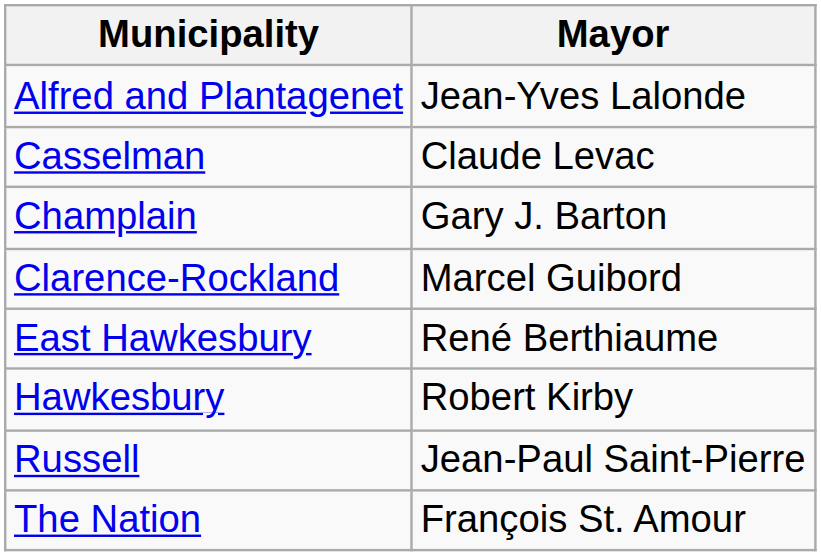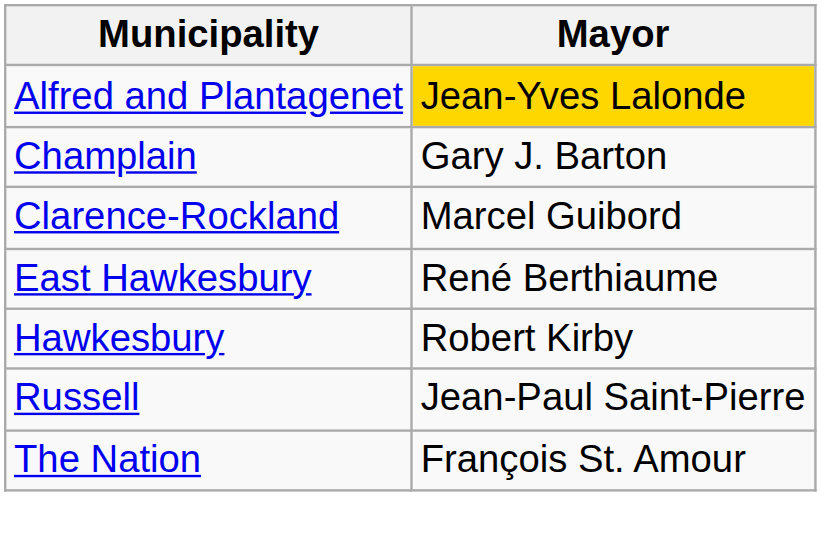(583, 95) no background -> (583, 95) gold background
- row: (110, 156)
